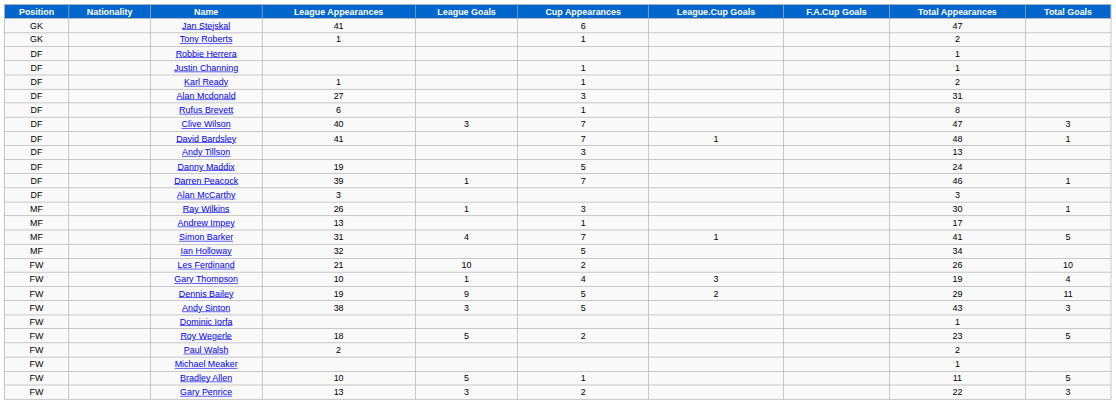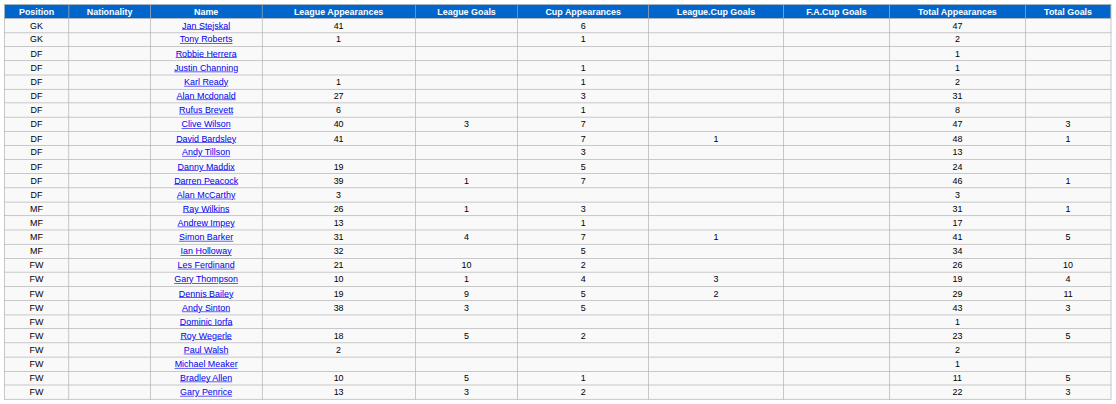(957, 209) 30 -> (957, 209) 31
